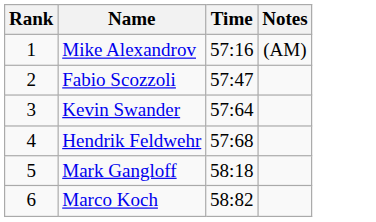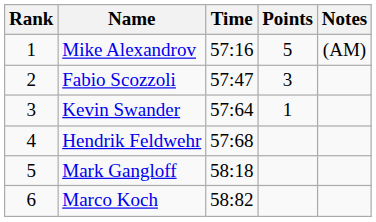+ column: (288, 19)
